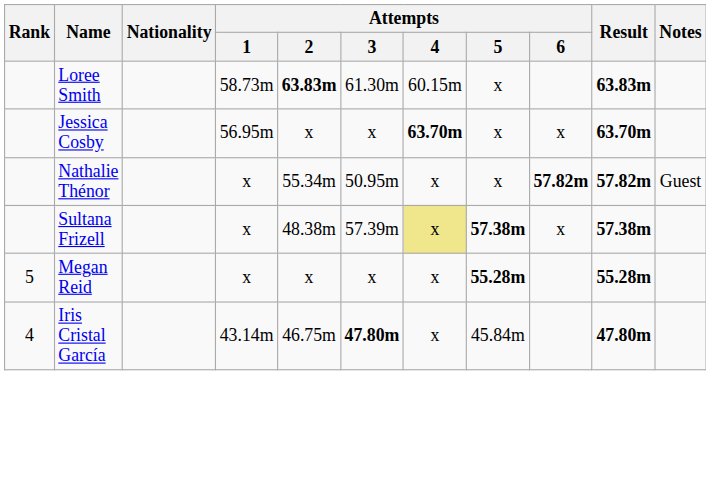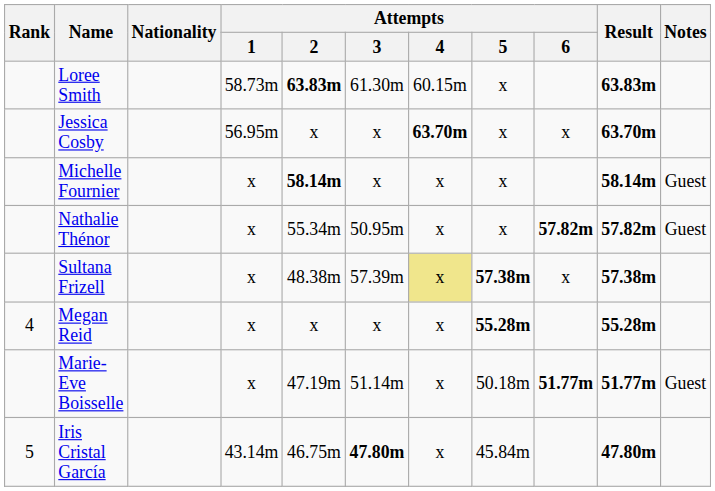+ row: (90, 181)
(29, 277) 5 -> (29, 325) 4
+ row: (91, 383)
(29, 335) 4 -> (29, 451) 5
